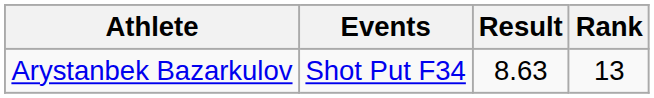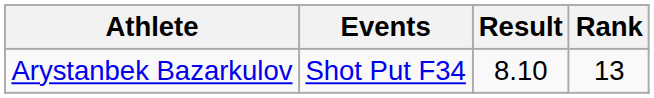(521, 71) 8.63 -> (521, 71) 8.10
